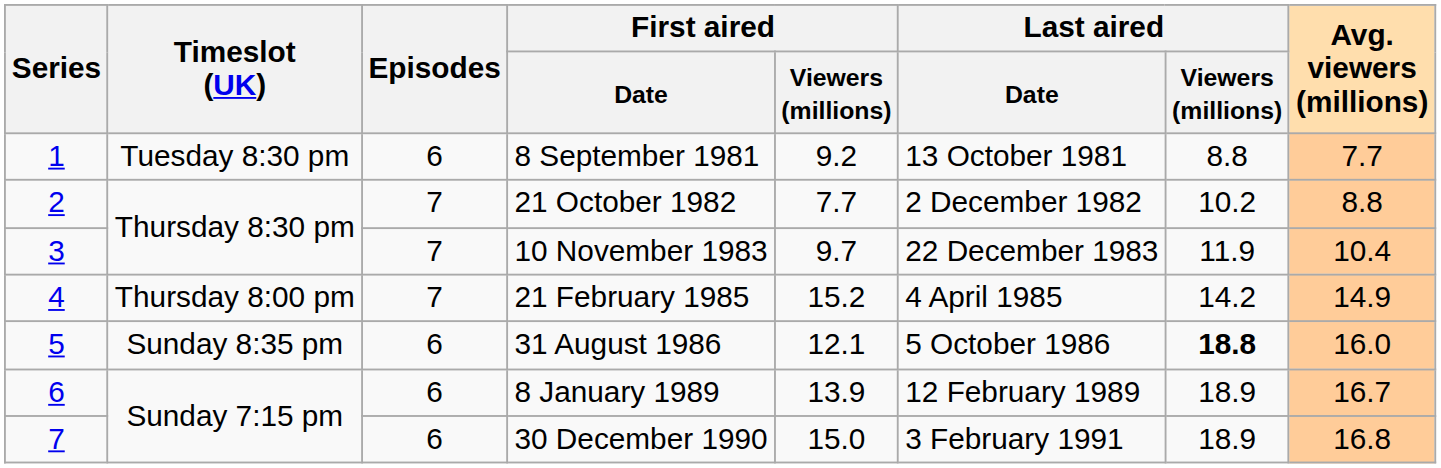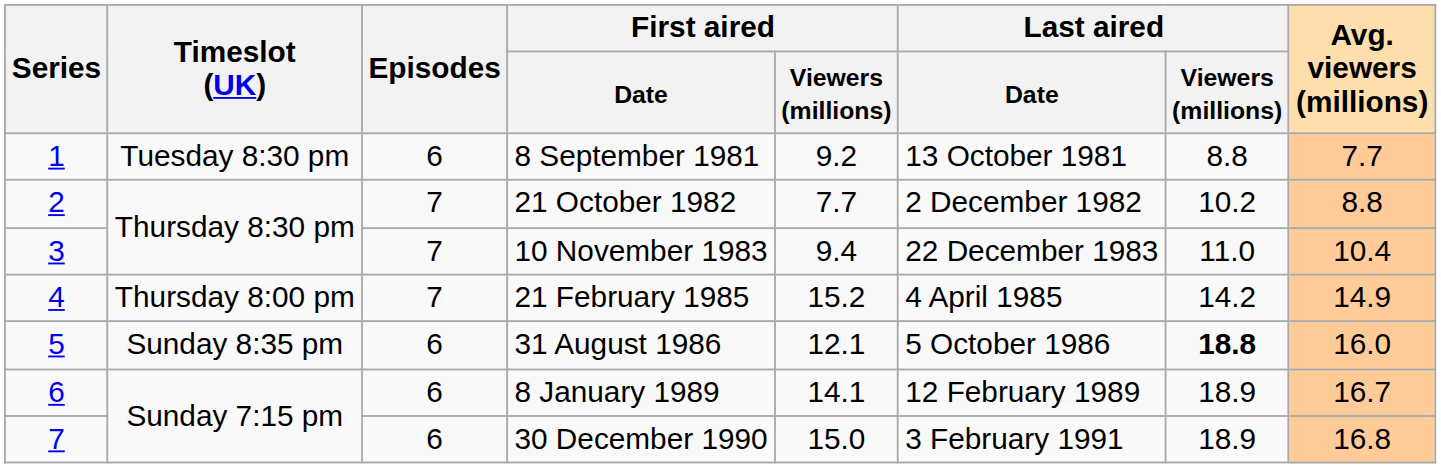(836, 250) 9.7 -> (836, 250) 9.4
(1227, 250) 11.9 -> (1227, 250) 11.0
(836, 391) 13.9 -> (836, 391) 14.1
